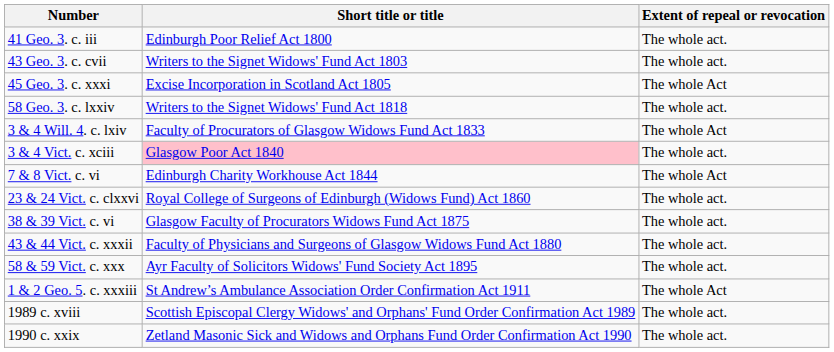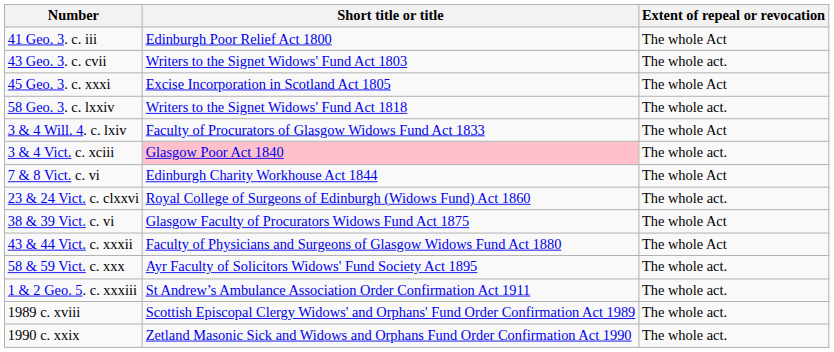(685, 38) The whole act. -> (684, 38) The whole Act
(685, 221) The whole act. -> (684, 221) The whole Act
(685, 244) The whole act. -> (684, 244) The whole Act
(684, 289) The whole Act -> (685, 289) The whole act.
